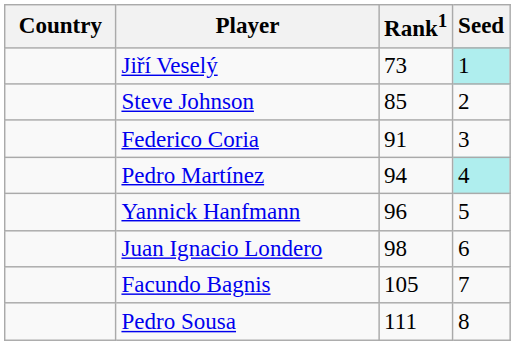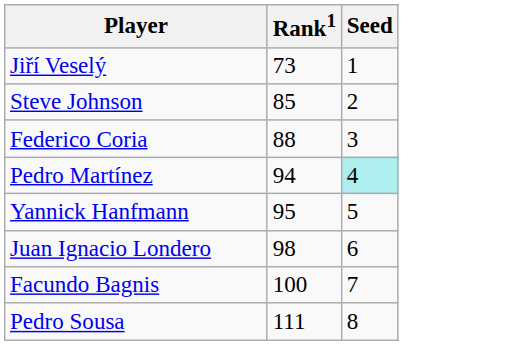- column: (60, 25)
(464, 65) paleturquoise background -> (352, 65) no background
(396, 138) 91 -> (284, 138) 88
(396, 211) 96 -> (284, 211) 95
(401, 284) 105 -> (290, 284) 100
